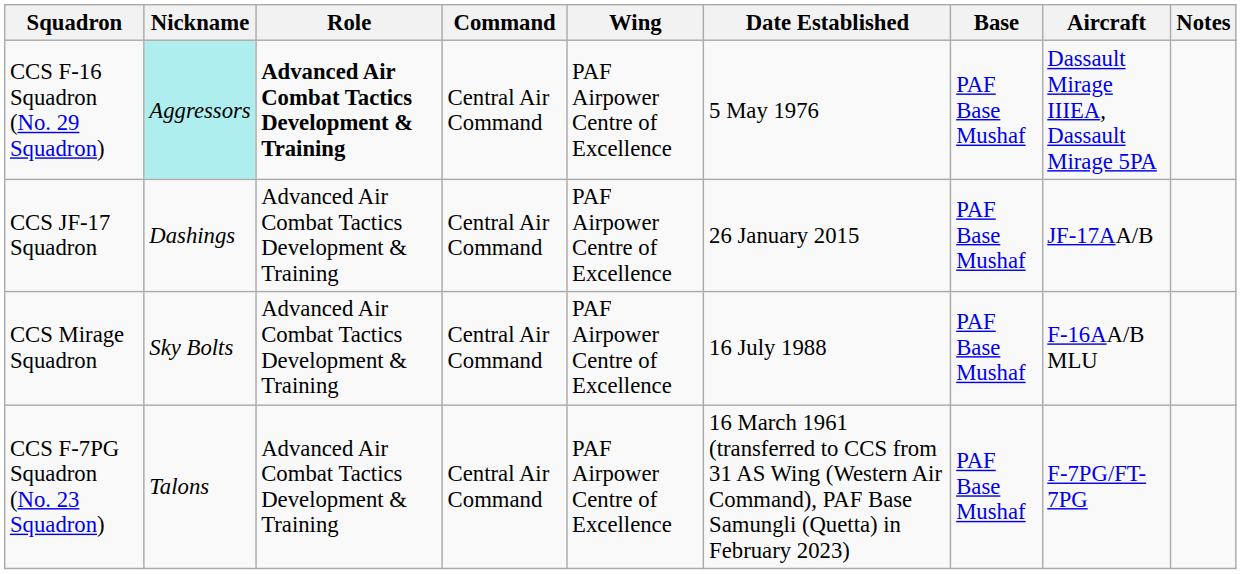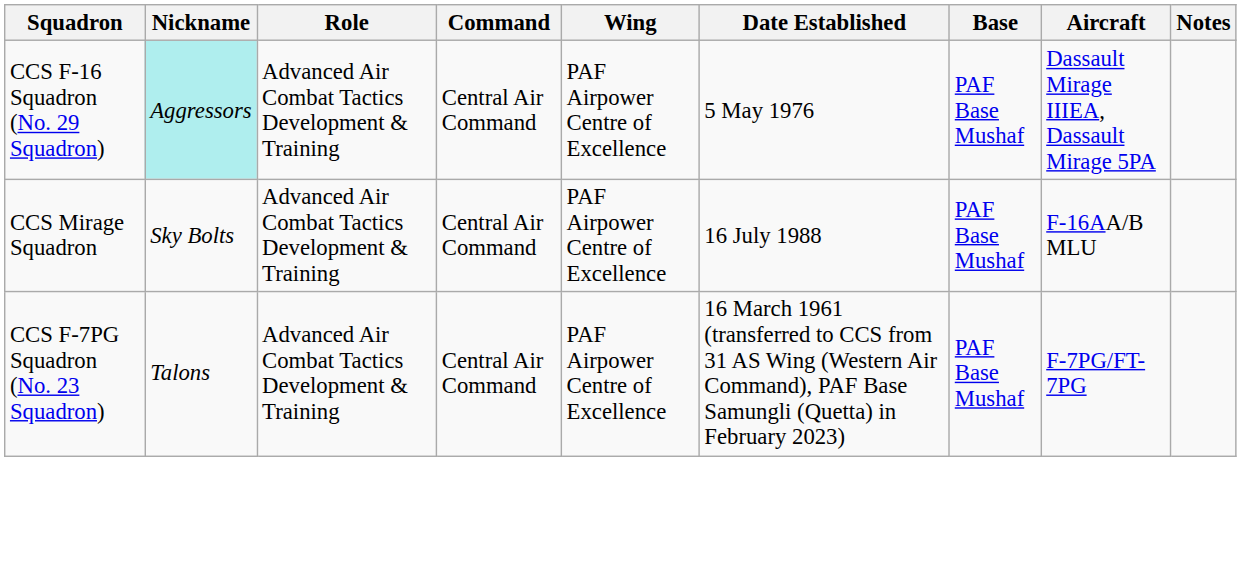(337, 109) bold -> (335, 109) normal
- row: (60, 235)
